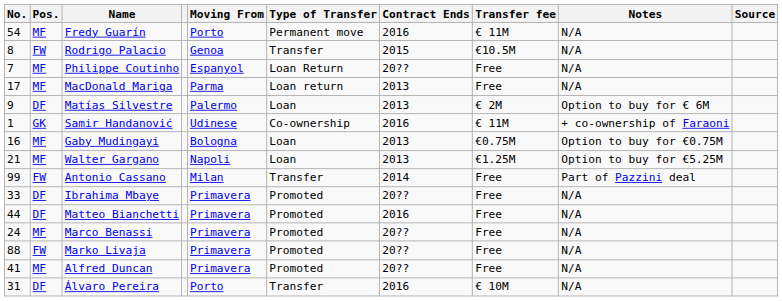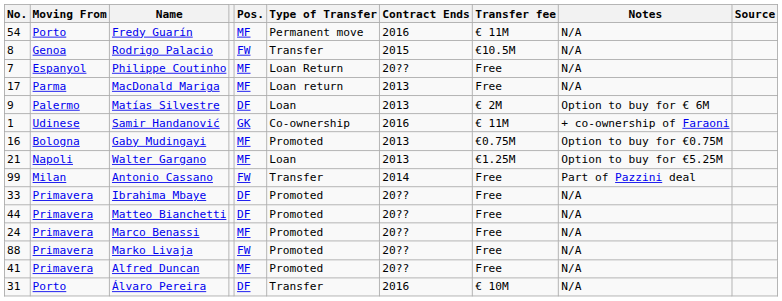columns swapped: (46, 14) <-> (227, 14)
(283, 141) Loan -> (296, 141) Promoted
(396, 214) 2016 -> (396, 214) 20??
